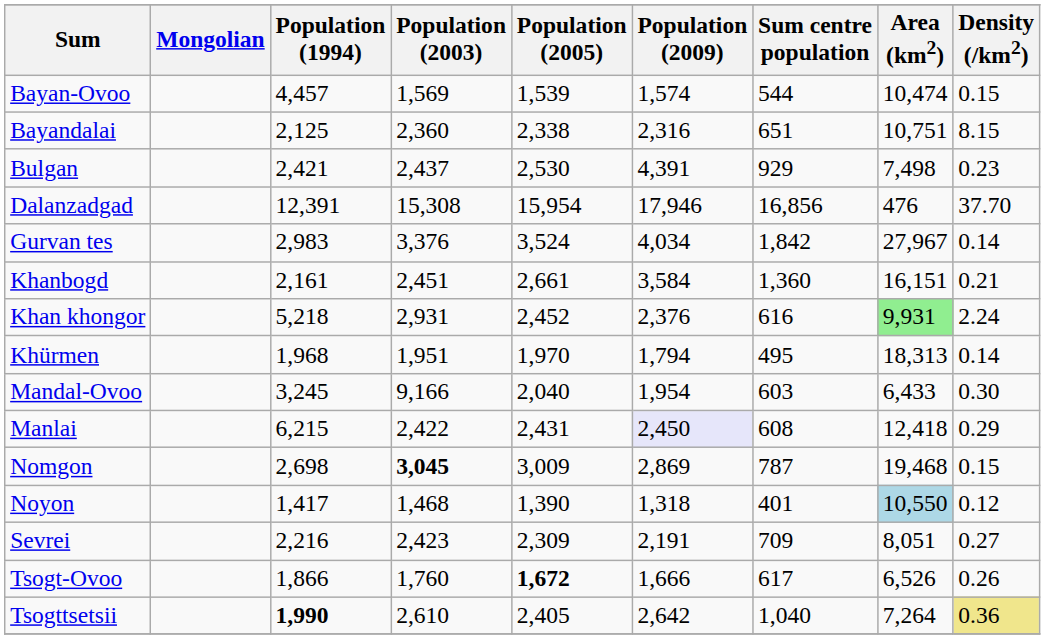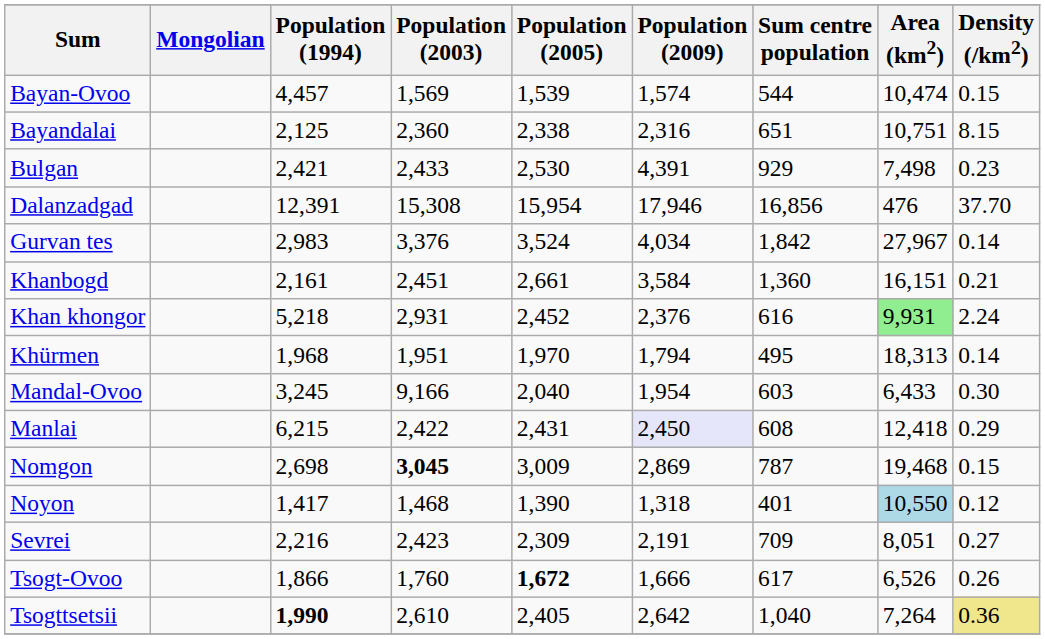(423, 167) 2,437 -> (423, 167) 2,433
